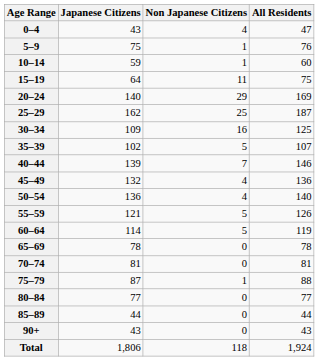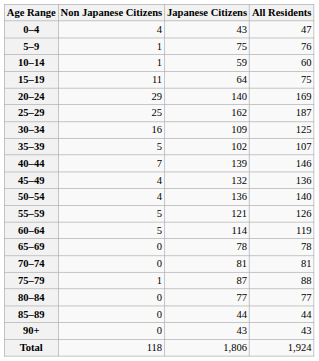columns swapped: (101, 12) <-> (196, 12)
